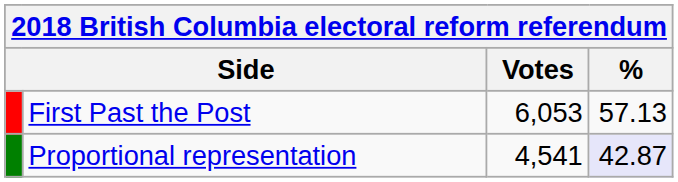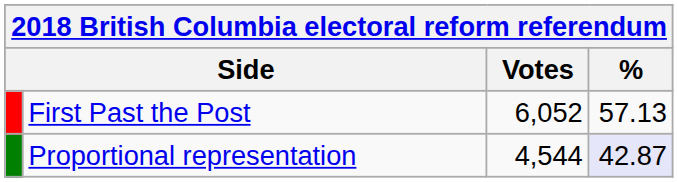(549, 113) 6,053 -> (549, 113) 6,052
(549, 156) 4,541 -> (549, 156) 4,544
